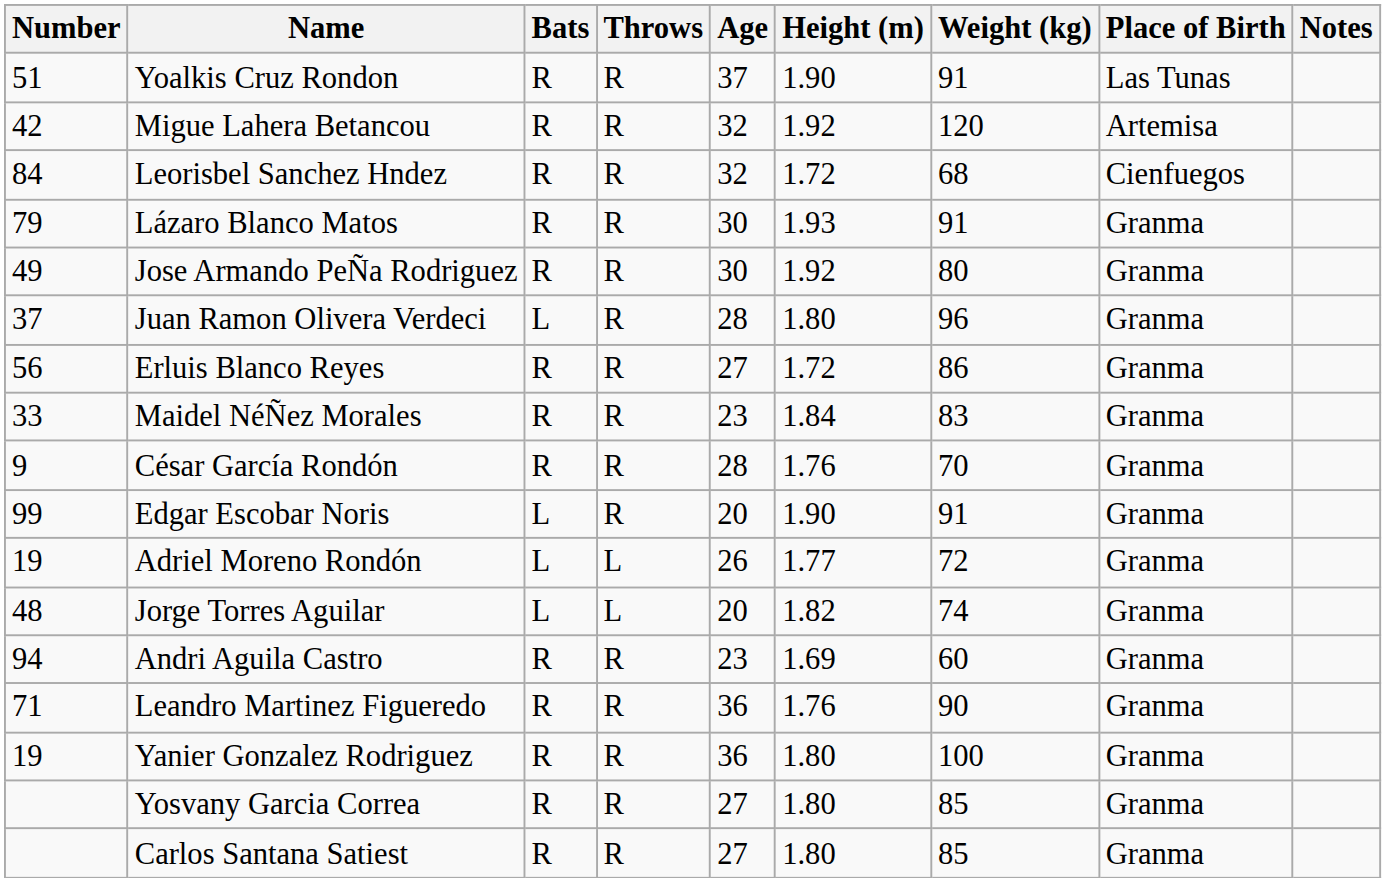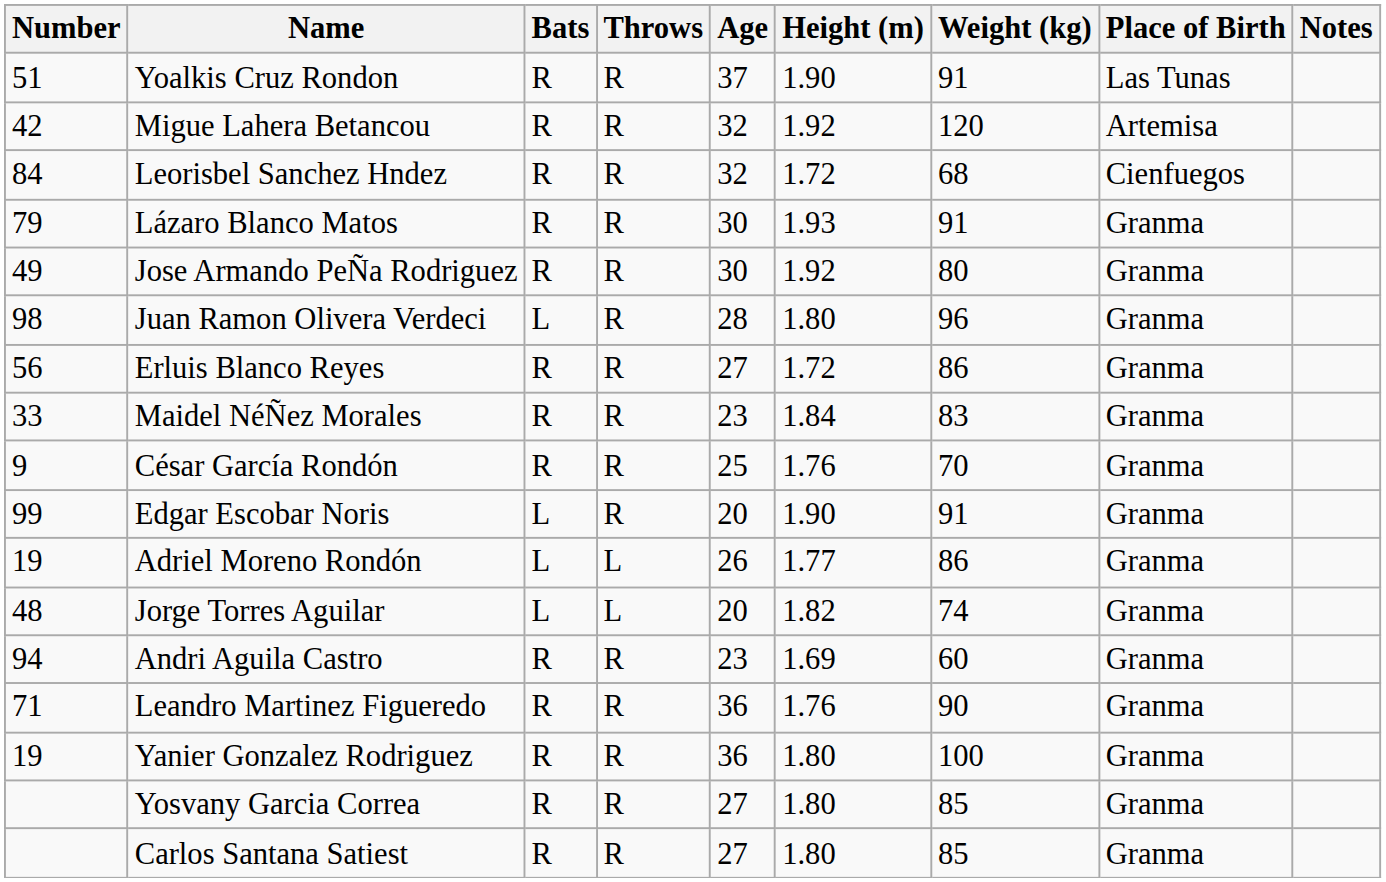(27, 319) 37 -> (27, 319) 98
(732, 464) 28 -> (732, 464) 25
(953, 561) 72 -> (953, 561) 86
